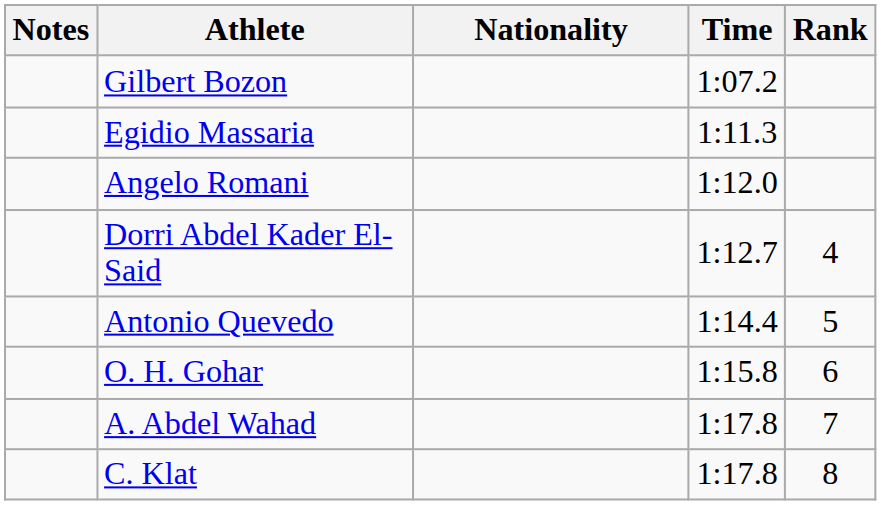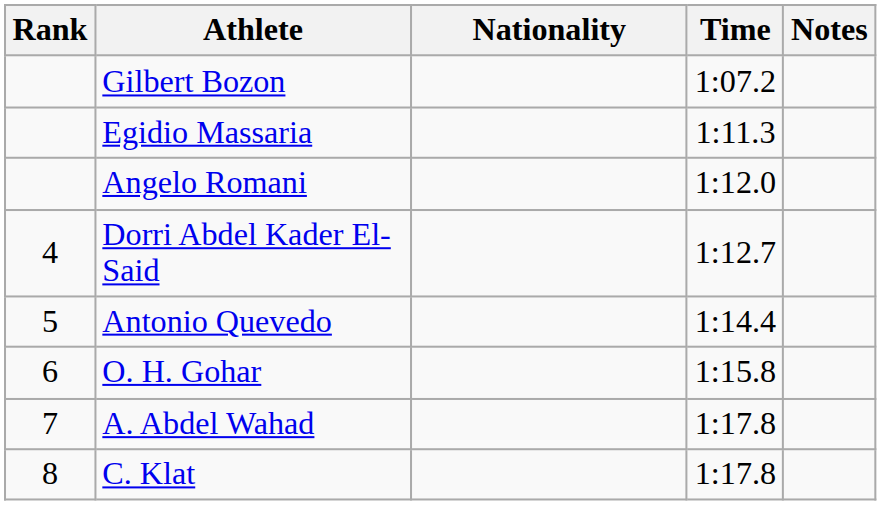columns swapped: (830, 30) <-> (51, 30)
